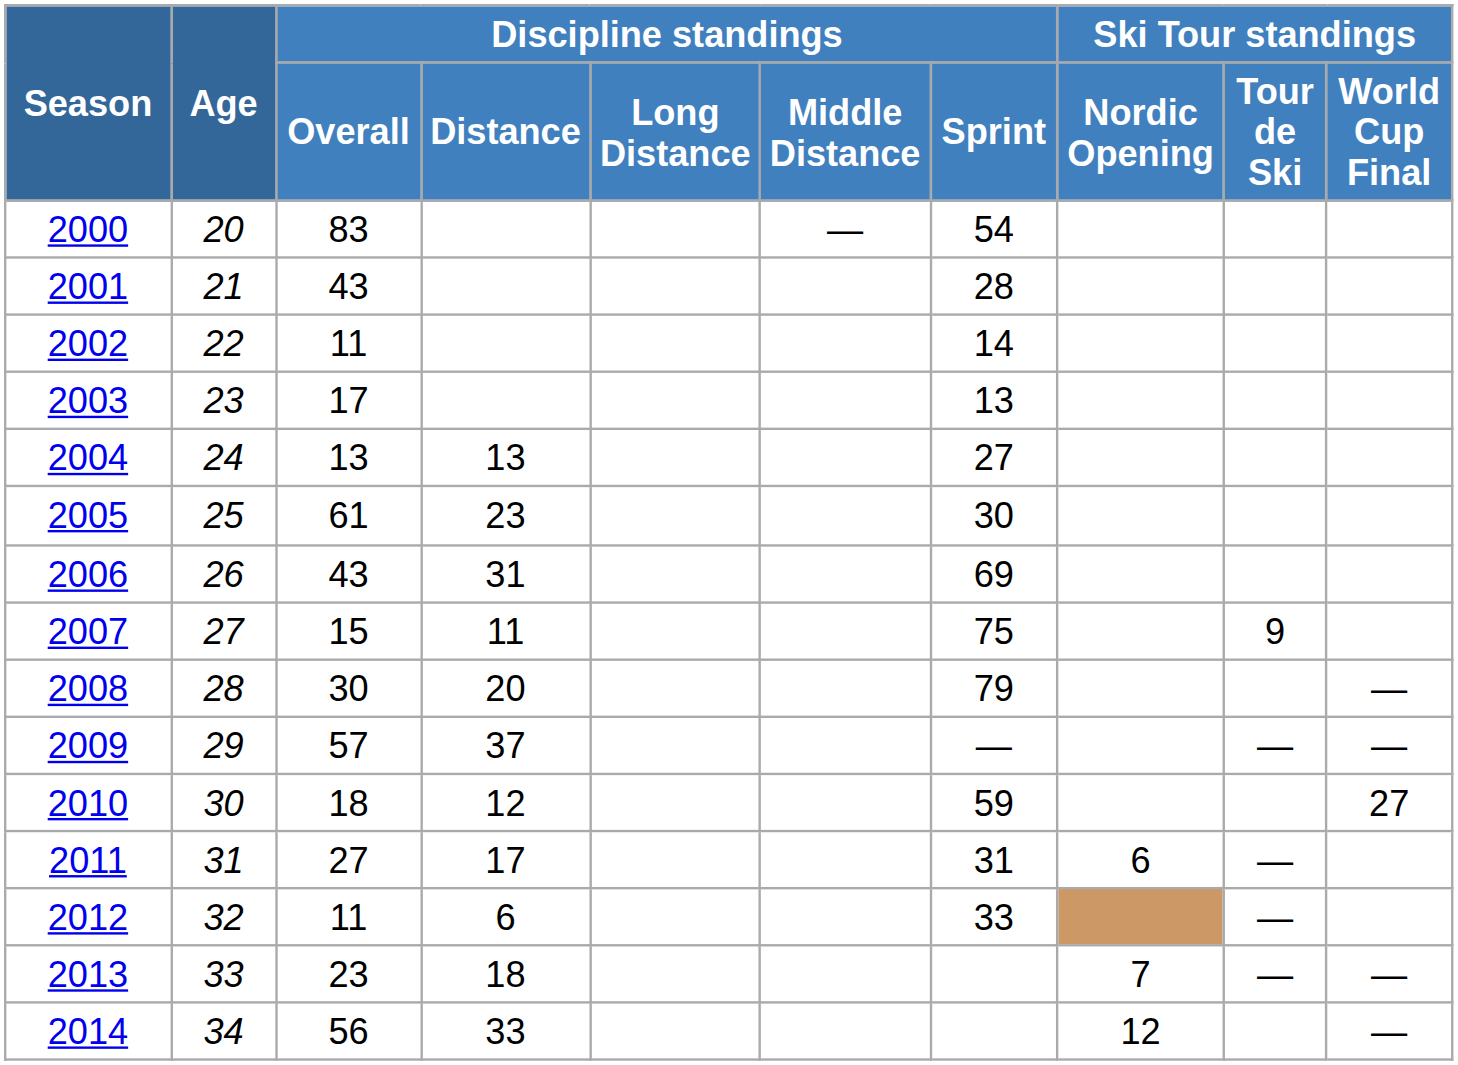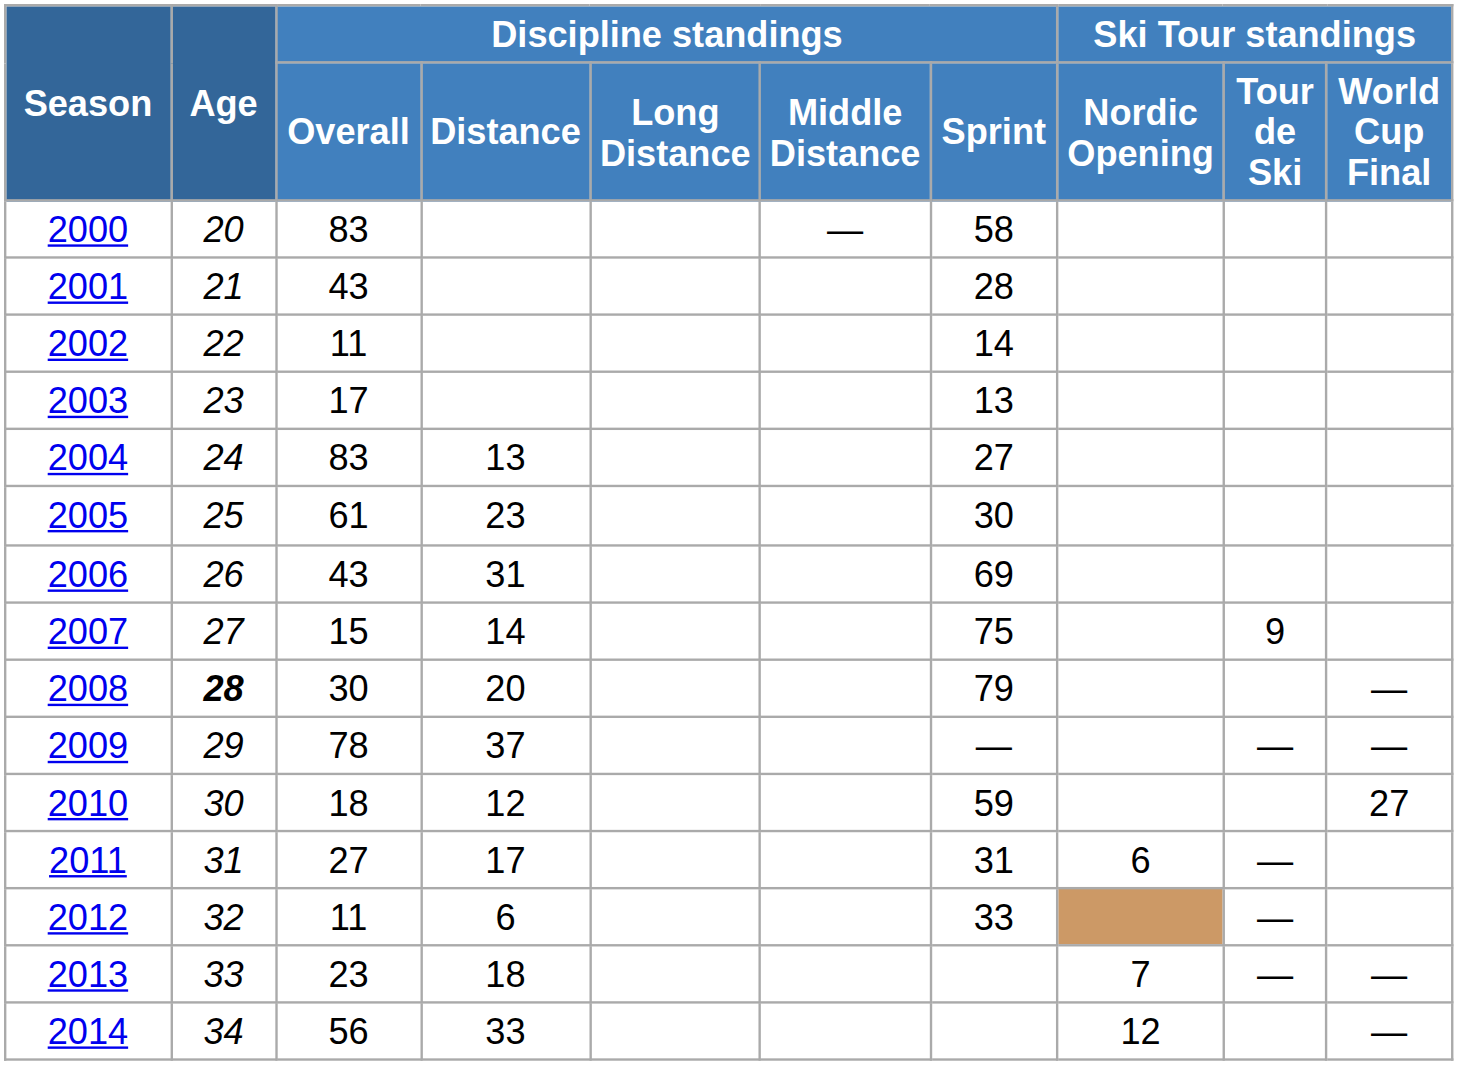(994, 229) 54 -> (994, 229) 58
(349, 459) 13 -> (349, 459) 83
(505, 630) 11 -> (505, 630) 14
(224, 688) normal -> (224, 688) bold
(349, 745) 57 -> (349, 745) 78
